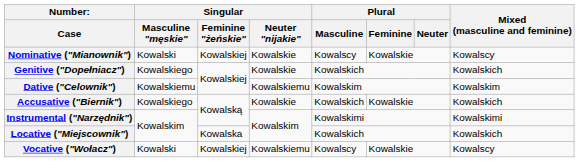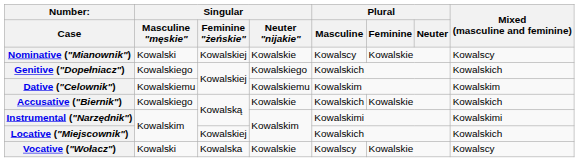(274, 70) Kowalskie -> (279, 70) Kowalskiego
(221, 133) Kowalska -> (223, 133) Kowalskiej
(223, 149) Kowalskiej -> (221, 149) Kowalska
(281, 149) Kowalskiemu -> (274, 149) Kowalskie
